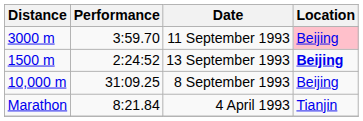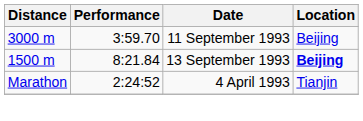(318, 37) pink background -> (318, 37) no background
(136, 60) 2:24:52 -> (136, 60) 8:21.84
- row: (232, 82)
(136, 104) 8:21.84 -> (136, 82) 2:24:52
